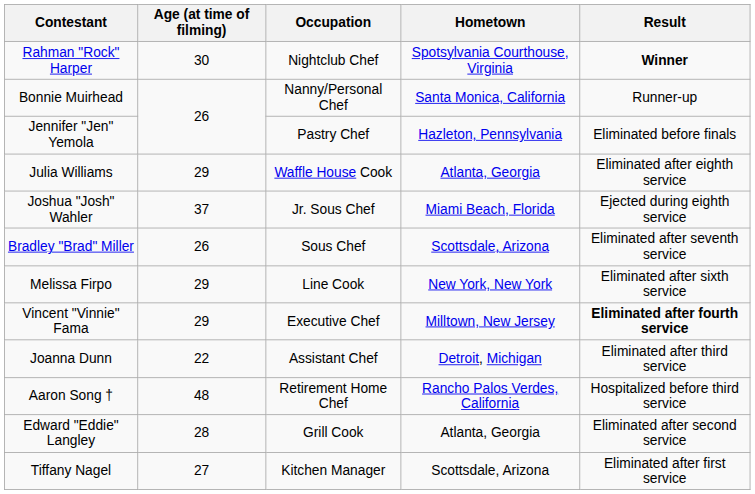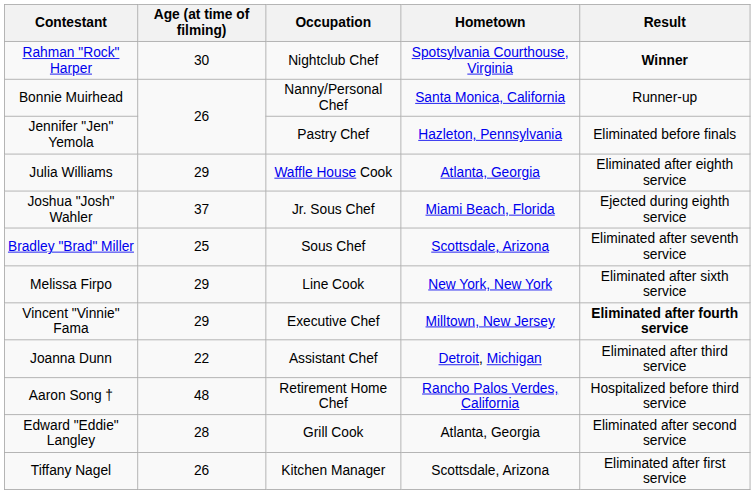(202, 246) 26 -> (202, 246) 25
(202, 470) 27 -> (202, 470) 26
